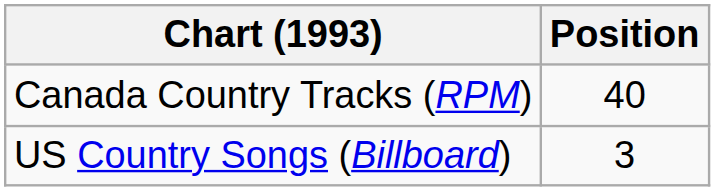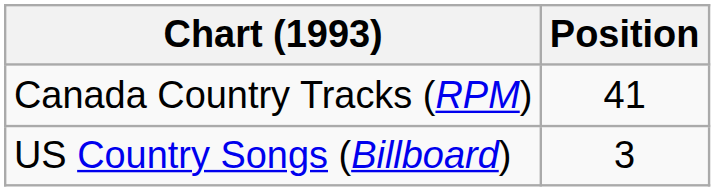(625, 94) 40 -> (625, 94) 41
